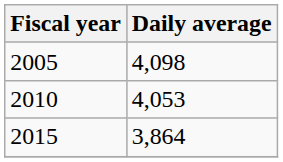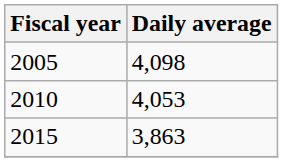(159, 136) 3,864 -> (159, 136) 3,863
